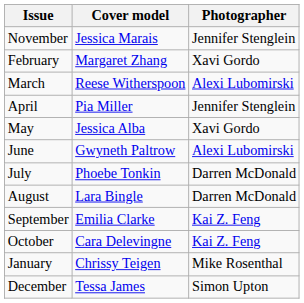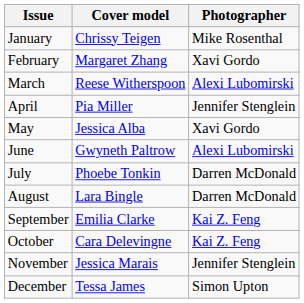rows swapped: (30, 264) <-> (38, 38)
